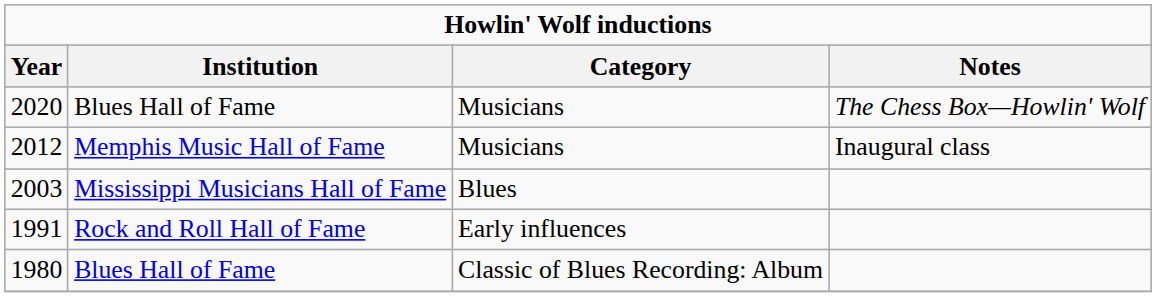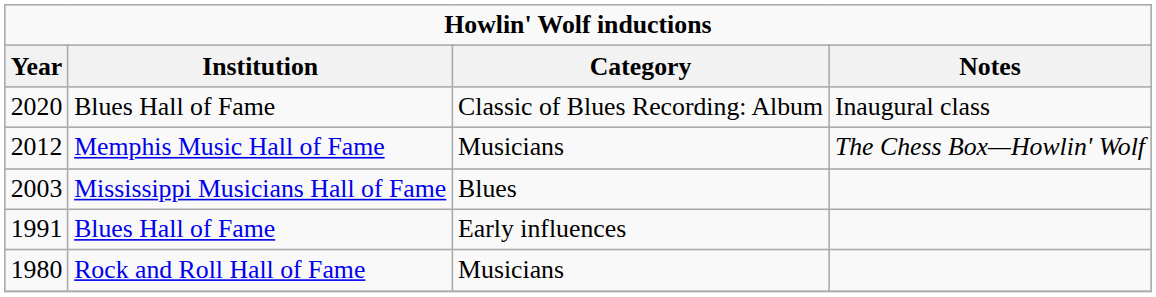(511, 106) Musicians -> (641, 106) Classic of Blues Recording: Album
(990, 106) The Chess Box—Howlin' Wolf -> (912, 106) Inaugural class
(912, 147) Inaugural class -> (990, 147) The Chess Box—Howlin' Wolf
(220, 229) Rock and Roll Hall of Fame -> (175, 229) Blues Hall of Fame
(175, 270) Blues Hall of Fame -> (220, 270) Rock and Roll Hall of Fame
(641, 270) Classic of Blues Recording: Album -> (511, 270) Musicians
